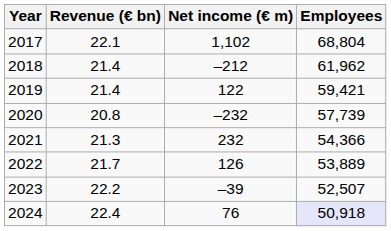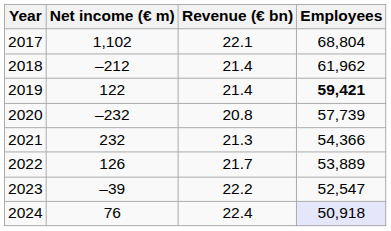columns swapped: (105, 16) <-> (231, 16)
(341, 90) normal -> (341, 90) bold
(341, 189) 52,507 -> (341, 189) 52,547
